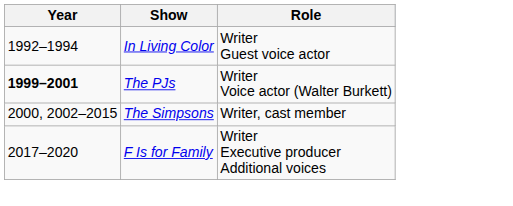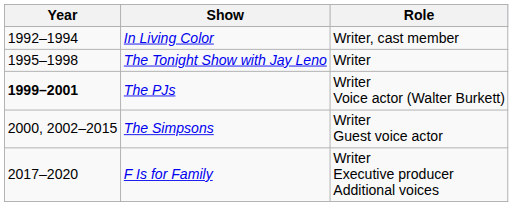(275, 45) Writer Guest voice actor -> (396, 37) Writer, cast member
+ row: (225, 60)
(283, 114) Writer, cast member -> (388, 128) Writer Guest voice actor
